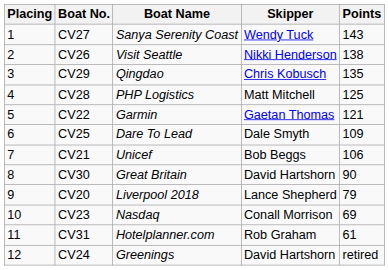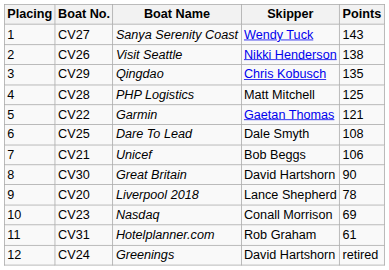(353, 134) 109 -> (353, 134) 108
(350, 194) 79 -> (350, 194) 78
